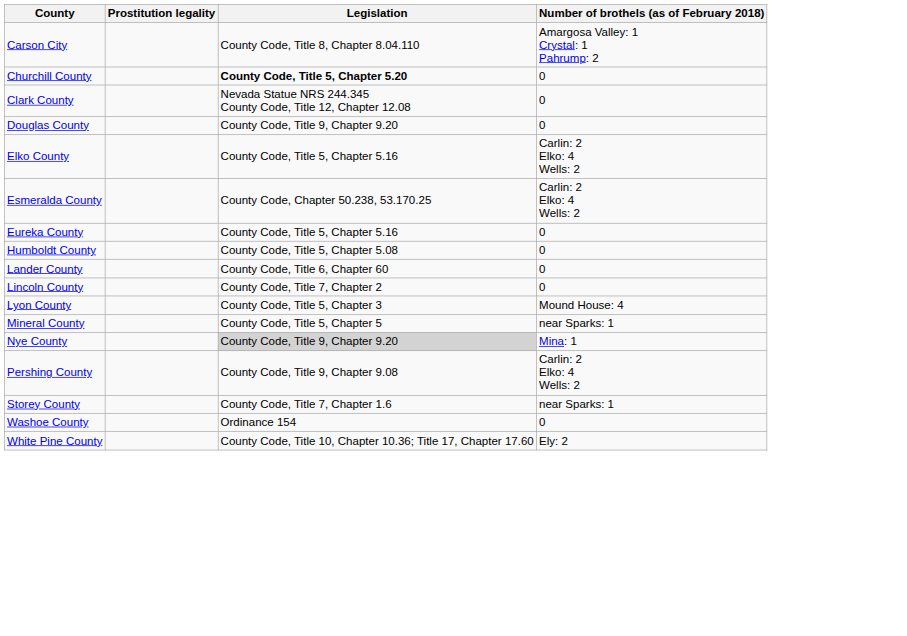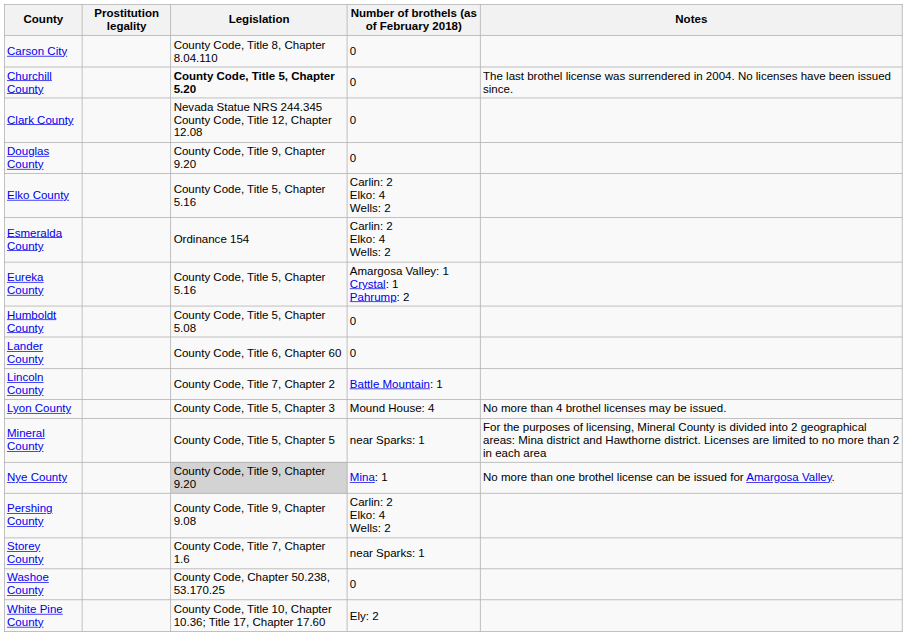+ column: (691, 20)
(589, 44) Amargosa Valley: 1 Crystal: 1 Pahrump: 2 -> (353, 51) 0
(326, 201) County Code, Chapter 50.238, 53.170.25 -> (211, 239) Ordinance 154
(542, 232) 0 -> (399, 284) Amargosa Valley: 1 Crystal: 1 Pahrump: 2
(542, 287) 0 -> (396, 384) Battle Mountain: 1
(258, 422) Ordinance 154 -> (252, 584) County Code, Chapter 50.238, 53.170.25
